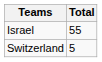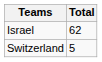(75, 30) 55 -> (75, 30) 62
